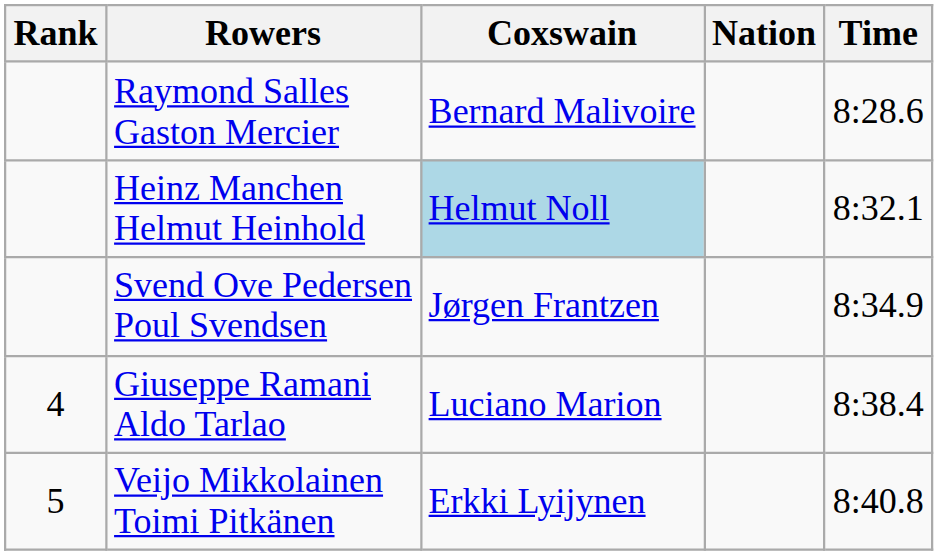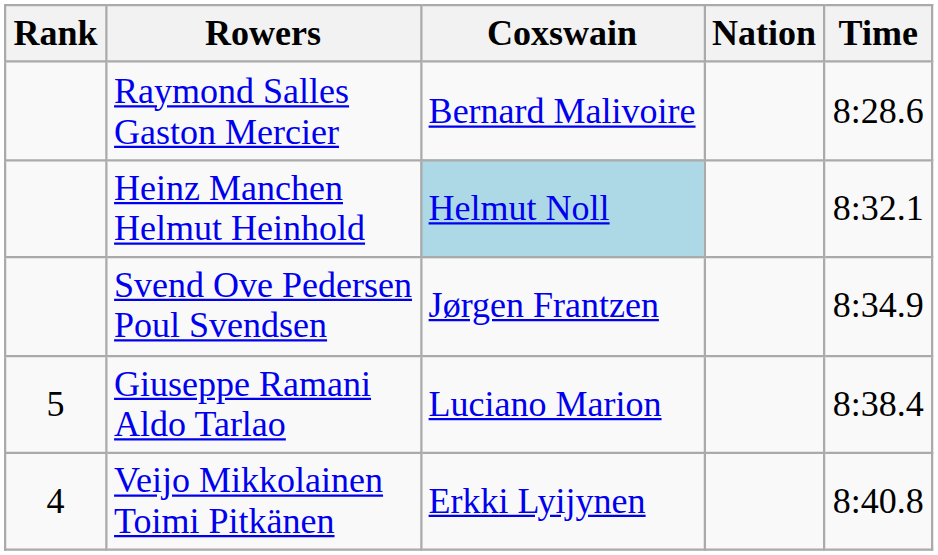(55, 403) 4 -> (55, 403) 5
(55, 500) 5 -> (55, 500) 4
